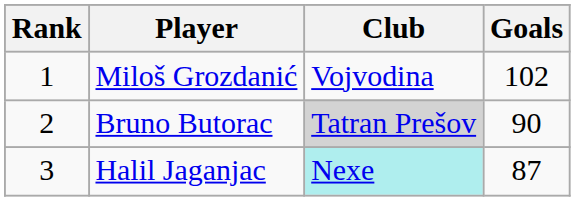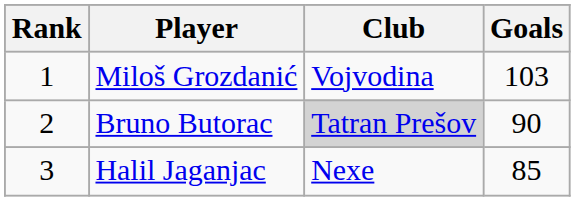(526, 75) 102 -> (526, 75) 103
(343, 170) paleturquoise background -> (343, 170) no background
(526, 170) 87 -> (526, 170) 85
